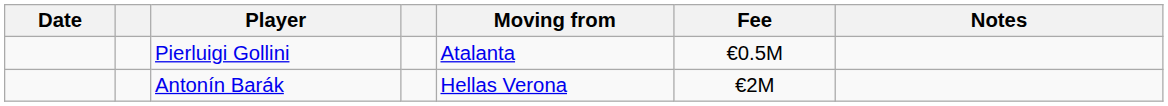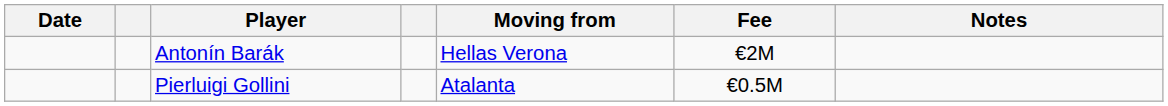rows swapped: (222, 52) <-> (219, 85)
